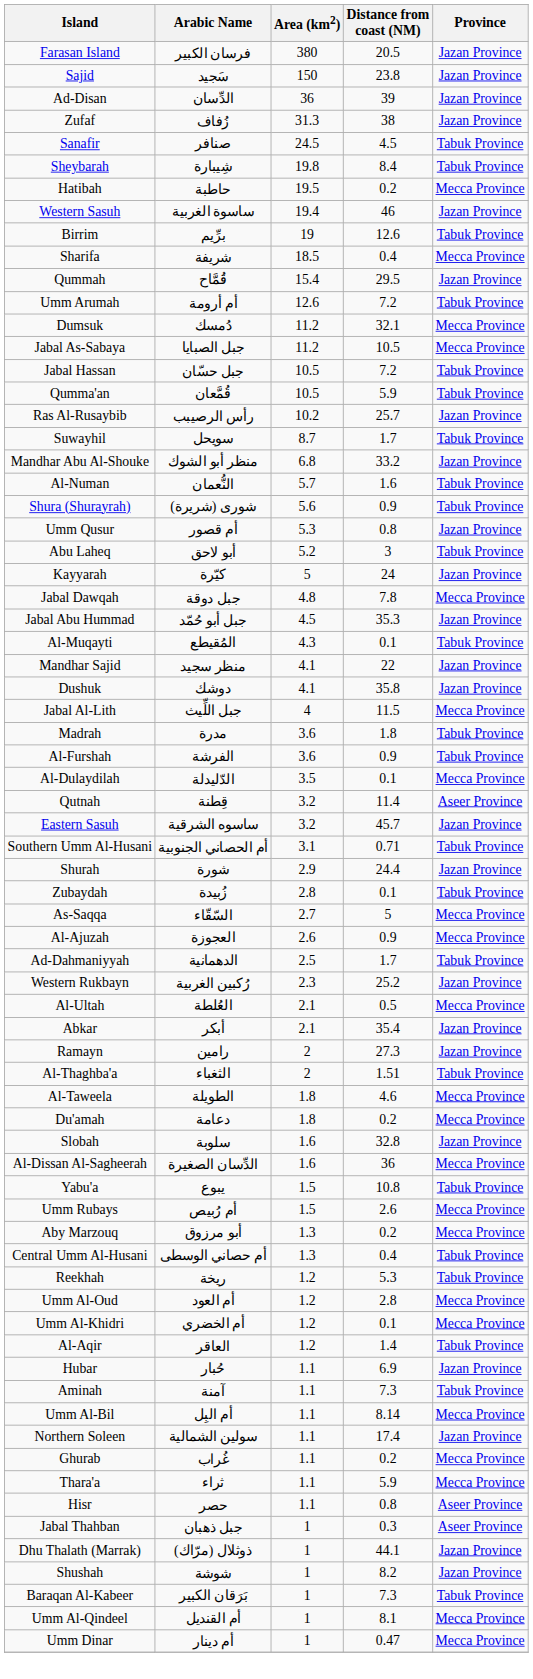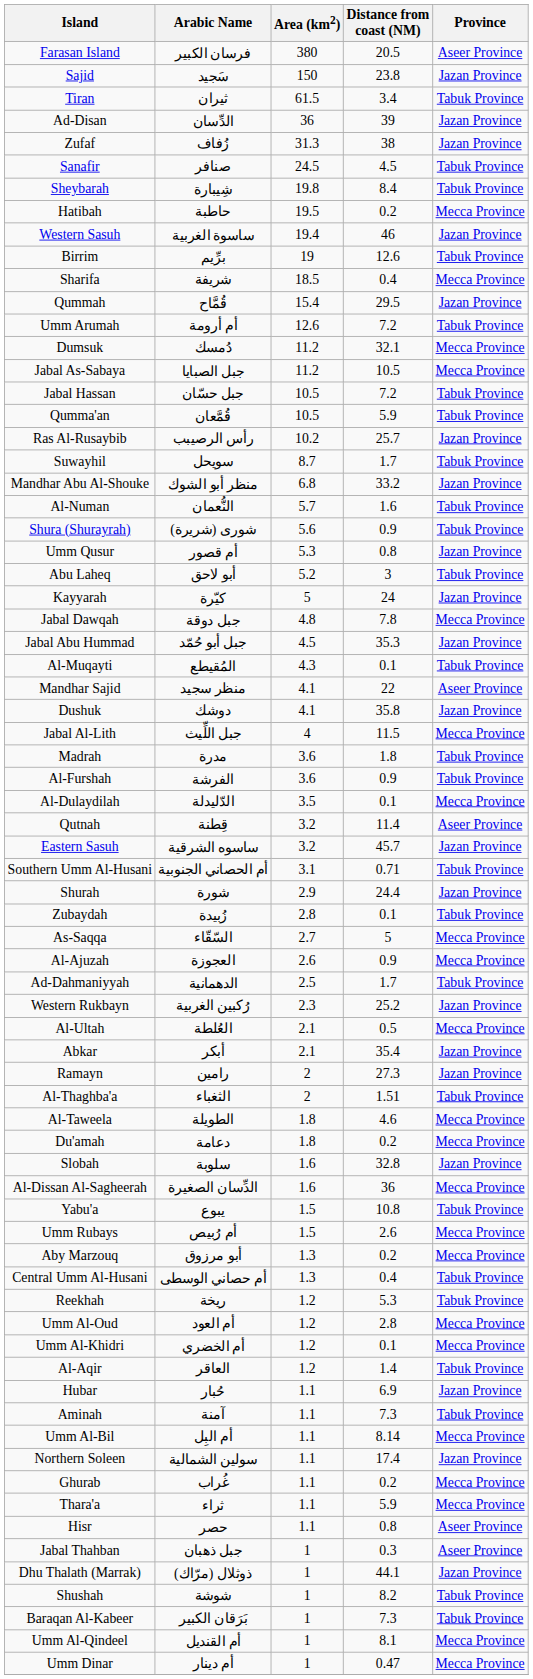(480, 53) Jazan Province -> (480, 53) Aseer Province
+ row: (80, 98)
(480, 665) Jazan Province -> (480, 688) Aseer Province
(480, 1572) Jazan Province -> (480, 1595) Tabuk Province
